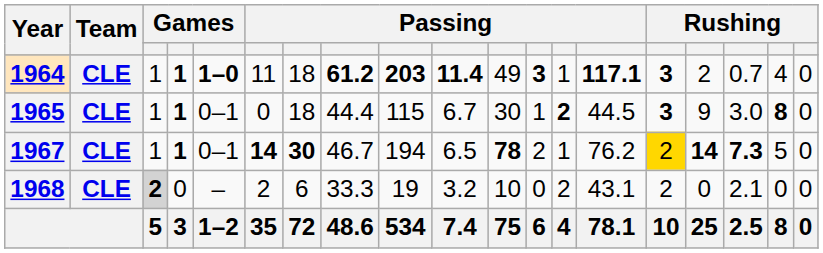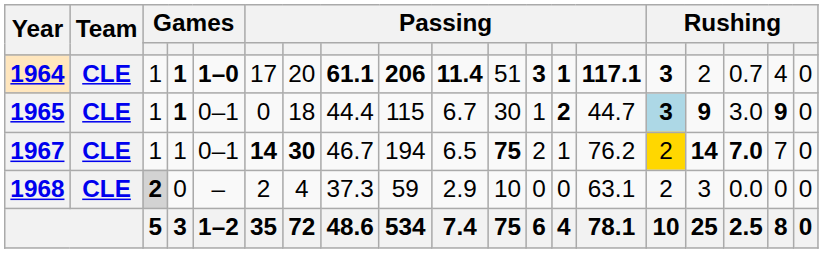(263, 73) 11 -> (263, 73) 17
(302, 73) 18 -> (302, 73) 20
(350, 73) 61.2 -> (350, 73) 61.1
(405, 73) 203 -> (405, 73) 206
(508, 73) 49 -> (508, 73) 51
(564, 73) normal -> (564, 73) bold
(611, 112) 44.5 -> (611, 112) 44.7
(666, 112) no background -> (666, 112) lightblue background
(704, 112) normal -> (704, 112) bold
(781, 112) 8 -> (781, 112) 9
(180, 150) bold -> (180, 150) normal
(508, 150) 78 -> (508, 150) 75
(746, 150) 7.3 -> (746, 150) 7.0
(781, 150) 5 -> (781, 150) 7
(302, 189) 6 -> (302, 189) 4
(350, 189) 33.3 -> (350, 189) 37.3
(405, 189) 19 -> (405, 189) 59
(460, 189) 3.2 -> (460, 189) 2.9
(564, 189) 2 -> (564, 189) 0
(611, 189) 43.1 -> (611, 189) 63.1
(704, 189) 0 -> (704, 189) 3
(746, 189) 2.1 -> (746, 189) 0.0
